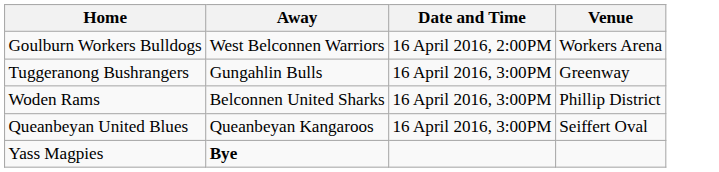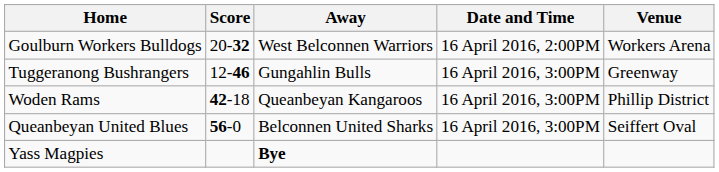+ column: (230, 18)
(297, 99) Belconnen United Sharks -> (340, 99) Queanbeyan Kangaroos
(292, 126) Queanbeyan Kangaroos -> (346, 126) Belconnen United Sharks
